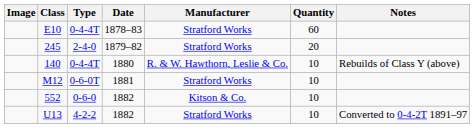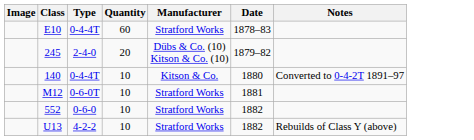columns swapped: (313, 13) <-> (123, 13)
(217, 47) Stratford Works -> (189, 53) Dübs & Co. (10) Kitson & Co. (10)
(217, 64) R. & W. Hawthorn, Leslie & Co. -> (189, 76) Kitson & Co.
(399, 64) Rebuilds of Class Y (above) -> (340, 76) Converted to 0-4-2T 1891–97
(217, 98) Kitson & Co. -> (189, 110) Stratford Works
(403, 115) Converted to 0-4-2T 1891–97 -> (336, 127) Rebuilds of Class Y (above)
